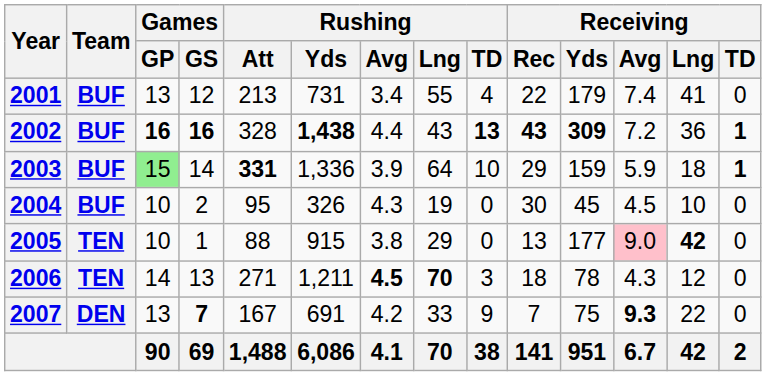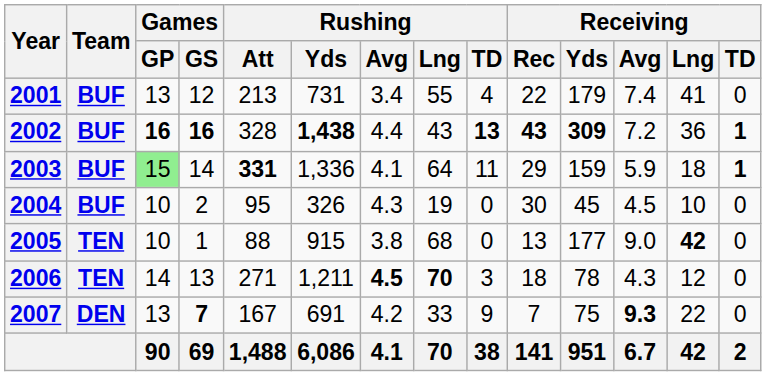(387, 168) 3.9 -> (387, 168) 4.1
(487, 168) 10 -> (487, 168) 11
(440, 242) 29 -> (440, 242) 68
(640, 242) pink background -> (640, 242) no background
